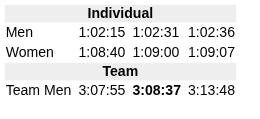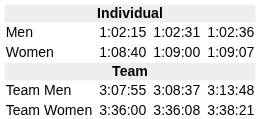(157, 91) bold -> (177, 91) normal
+ row: (49, 110)
